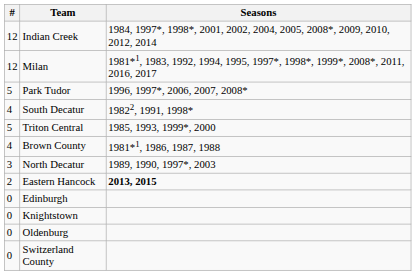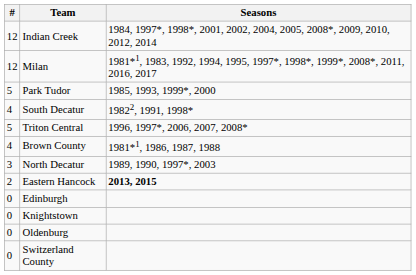(178, 91) 1996, 1997*, 2006, 2007, 2008* -> (162, 91) 1985, 1993, 1999*, 2000
(162, 127) 1985, 1993, 1999*, 2000 -> (178, 127) 1996, 1997*, 2006, 2007, 2008*
